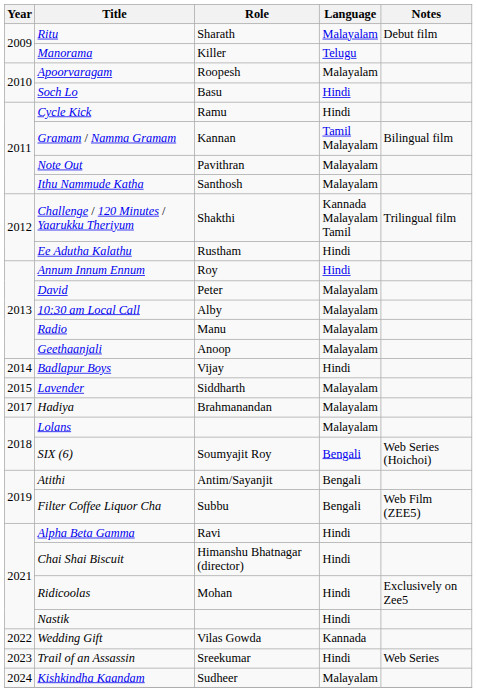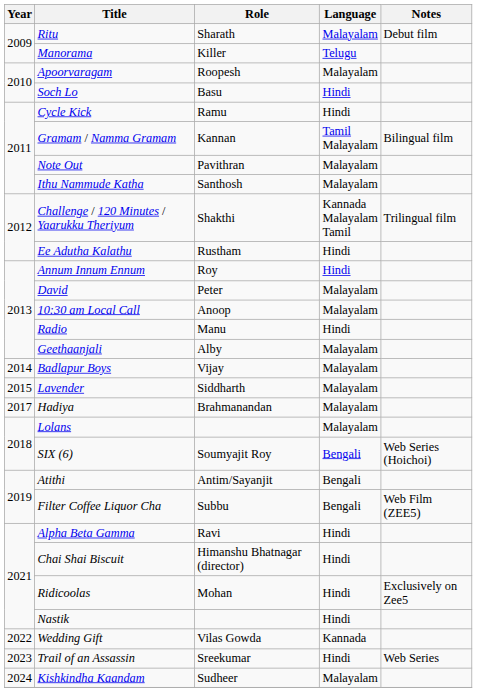(210, 309) Alby -> (214, 309) Anoop
(350, 329) Malayalam -> (337, 329) Hindi
(214, 348) Anoop -> (210, 348) Alby
(337, 368) Hindi -> (350, 368) Malayalam
